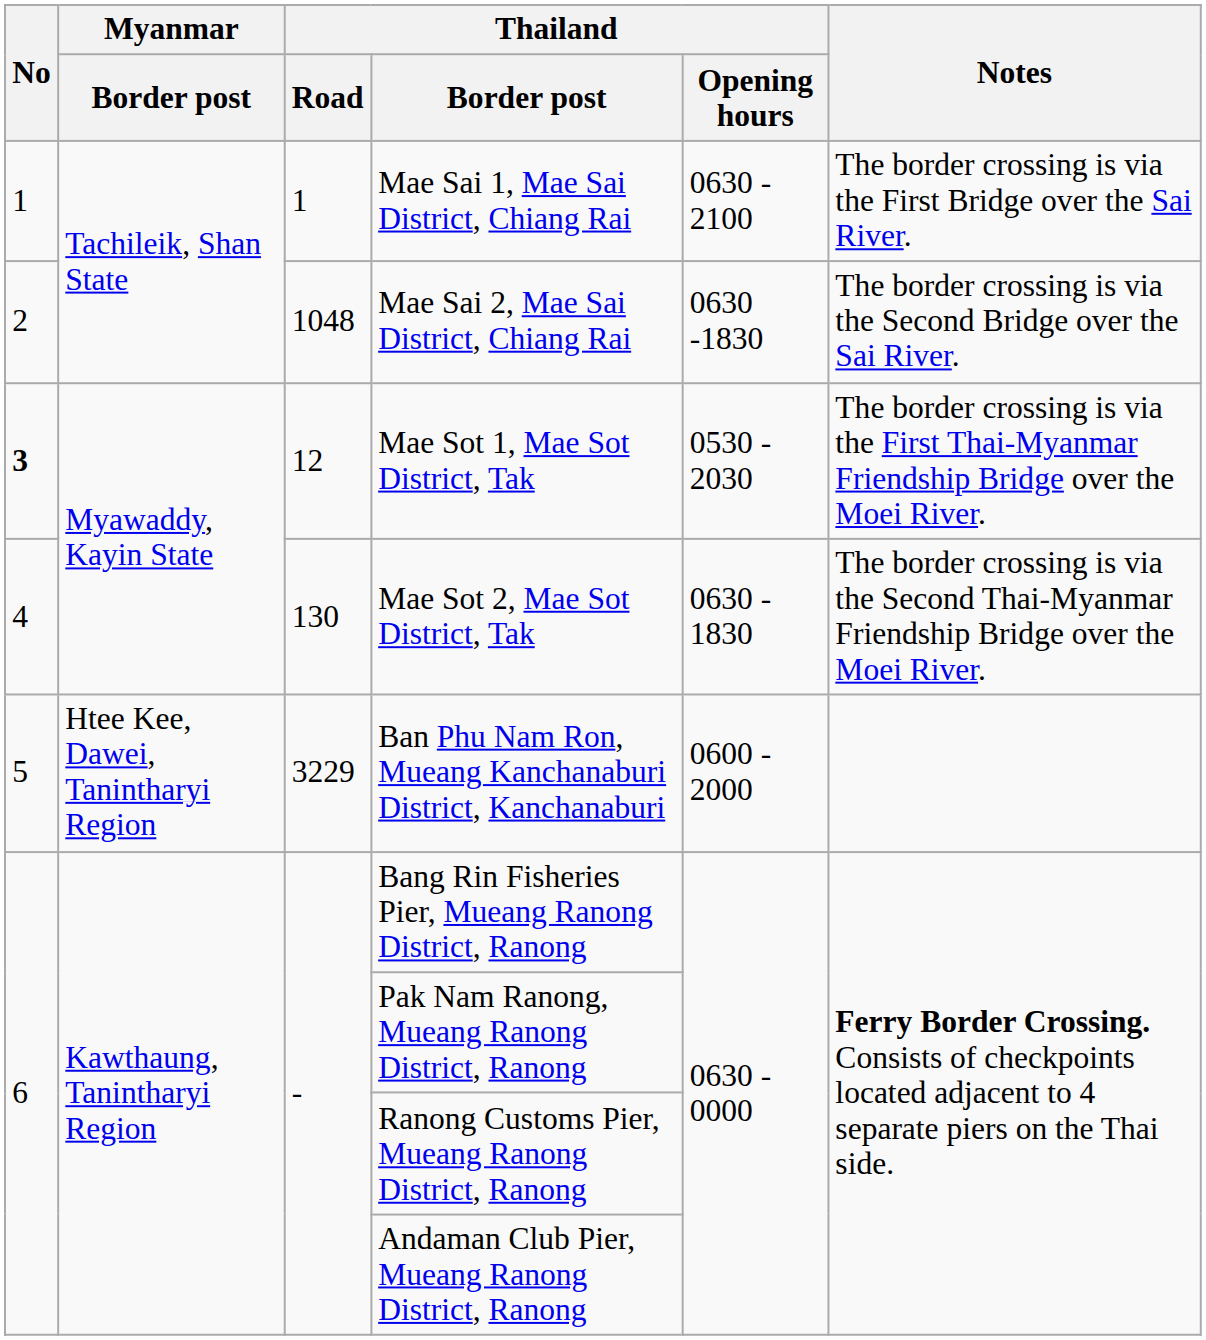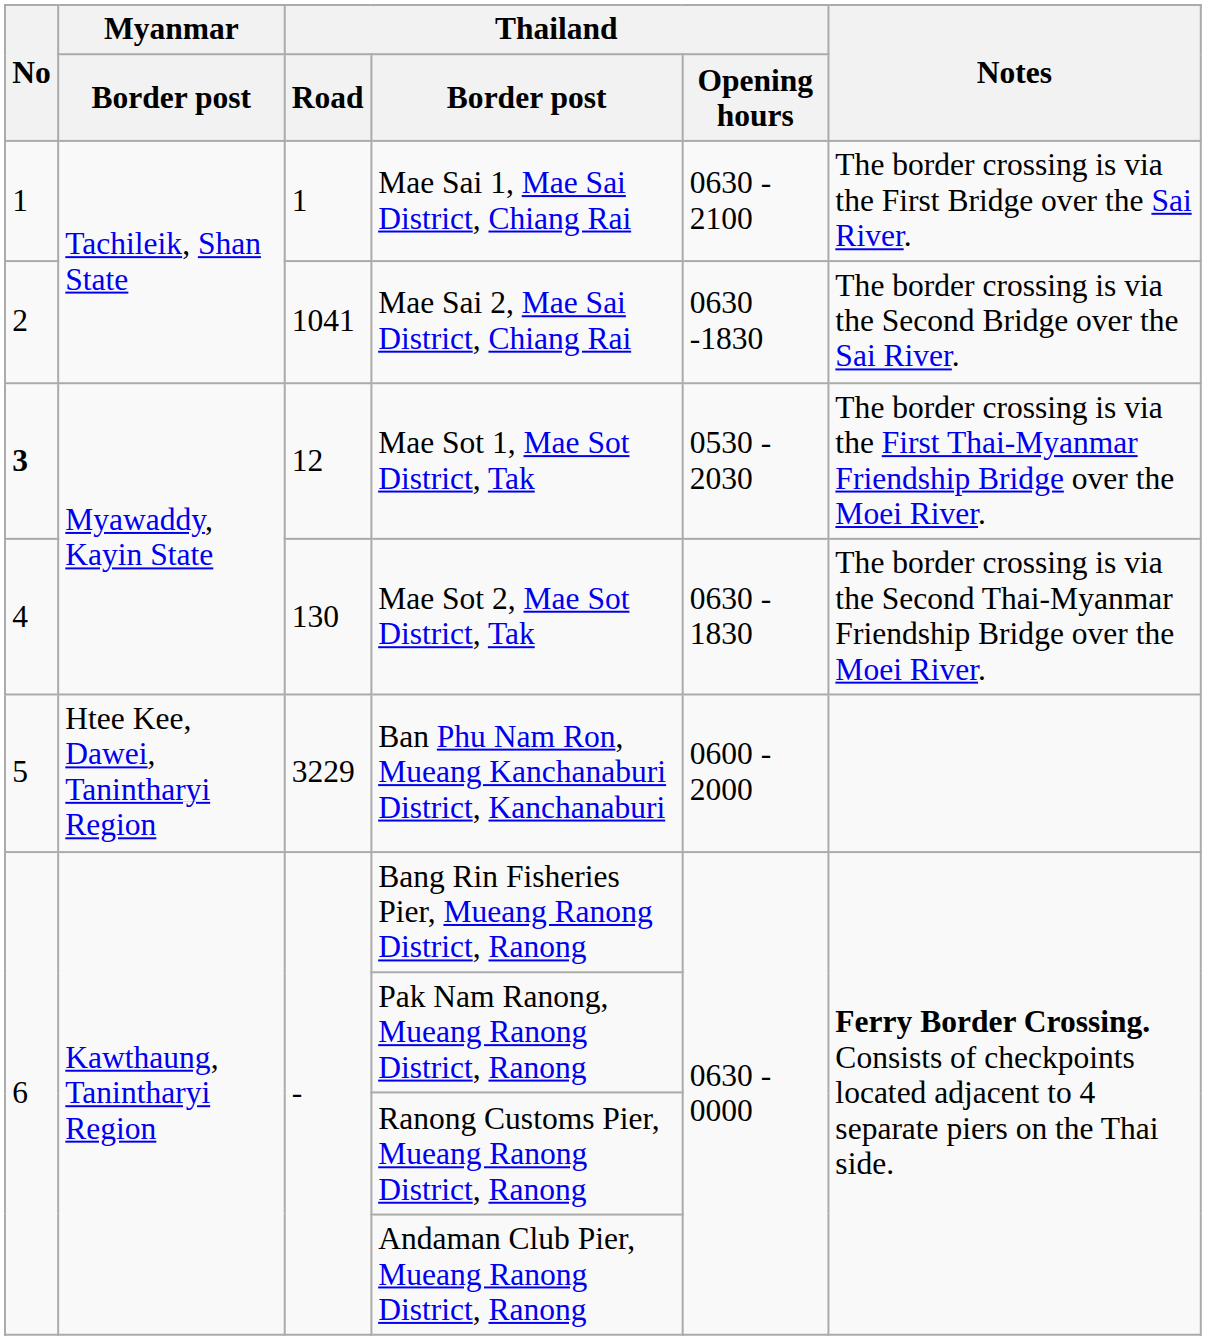(323, 321) 1048 -> (323, 321) 1041
